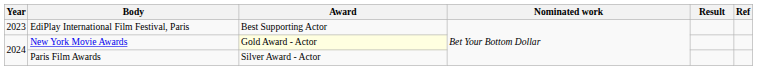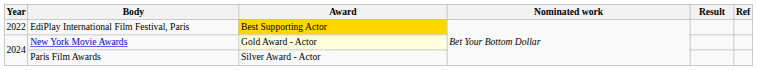(16, 27) 2023 -> (16, 27) 2022
(284, 27) no background -> (284, 27) gold background
